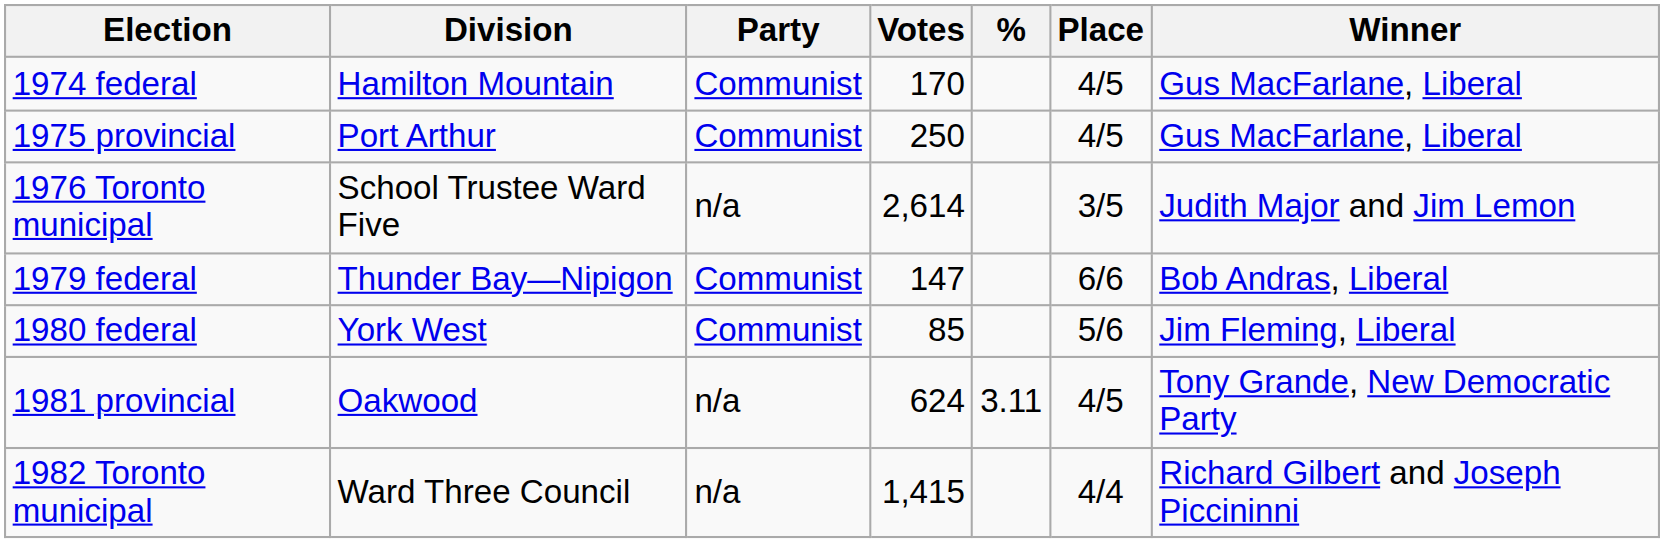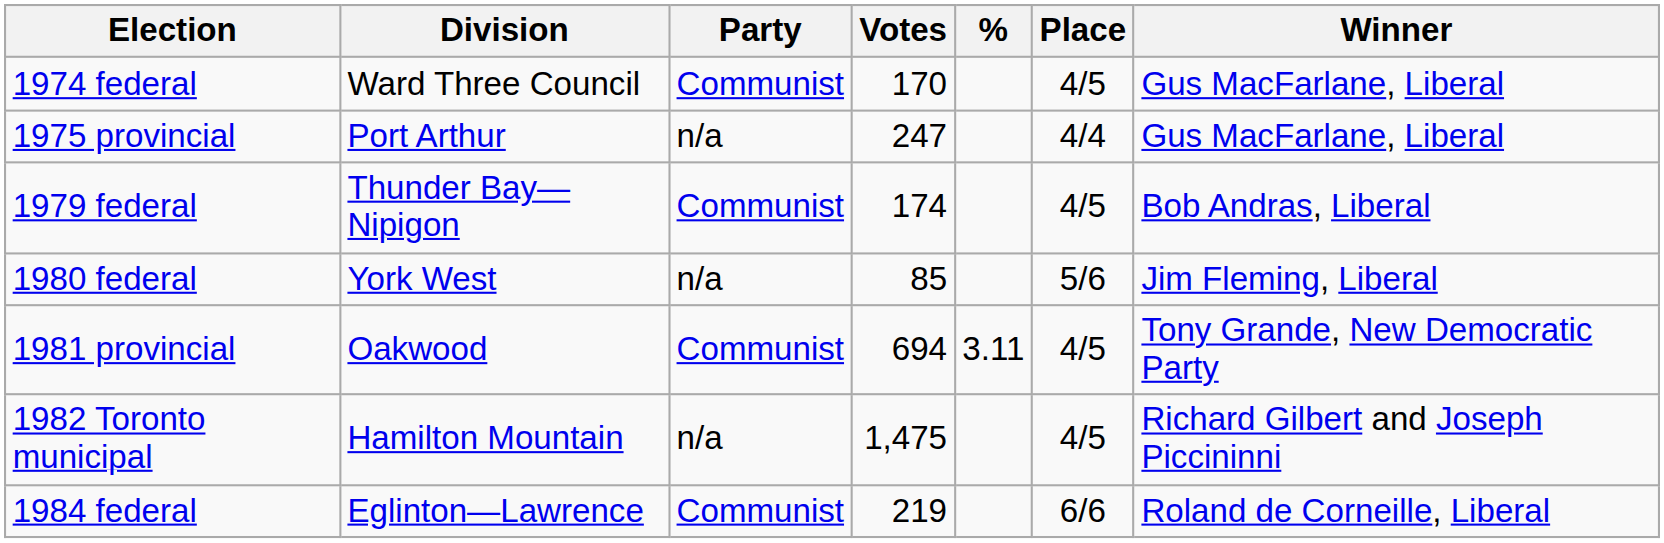(476, 83) Hamilton Mountain -> (494, 83) Ward Three Council
(778, 135) Communist -> (700, 135) n/a
(937, 135) 250 -> (919, 135) 247
(1101, 135) 4/5 -> (1083, 135) 4/4
- row: (109, 206)
(937, 278) 147 -> (919, 206) 174
(1101, 278) 6/6 -> (1083, 206) 4/5
(778, 330) Communist -> (700, 278) n/a
(717, 401) n/a -> (760, 349) Communist
(937, 401) 624 -> (919, 349) 694
(484, 491) Ward Three Council -> (486, 439) Hamilton Mountain
(923, 491) 1,415 -> (906, 439) 1,475
(1101, 491) 4/4 -> (1083, 439) 4/5
+ row: (105, 510)
